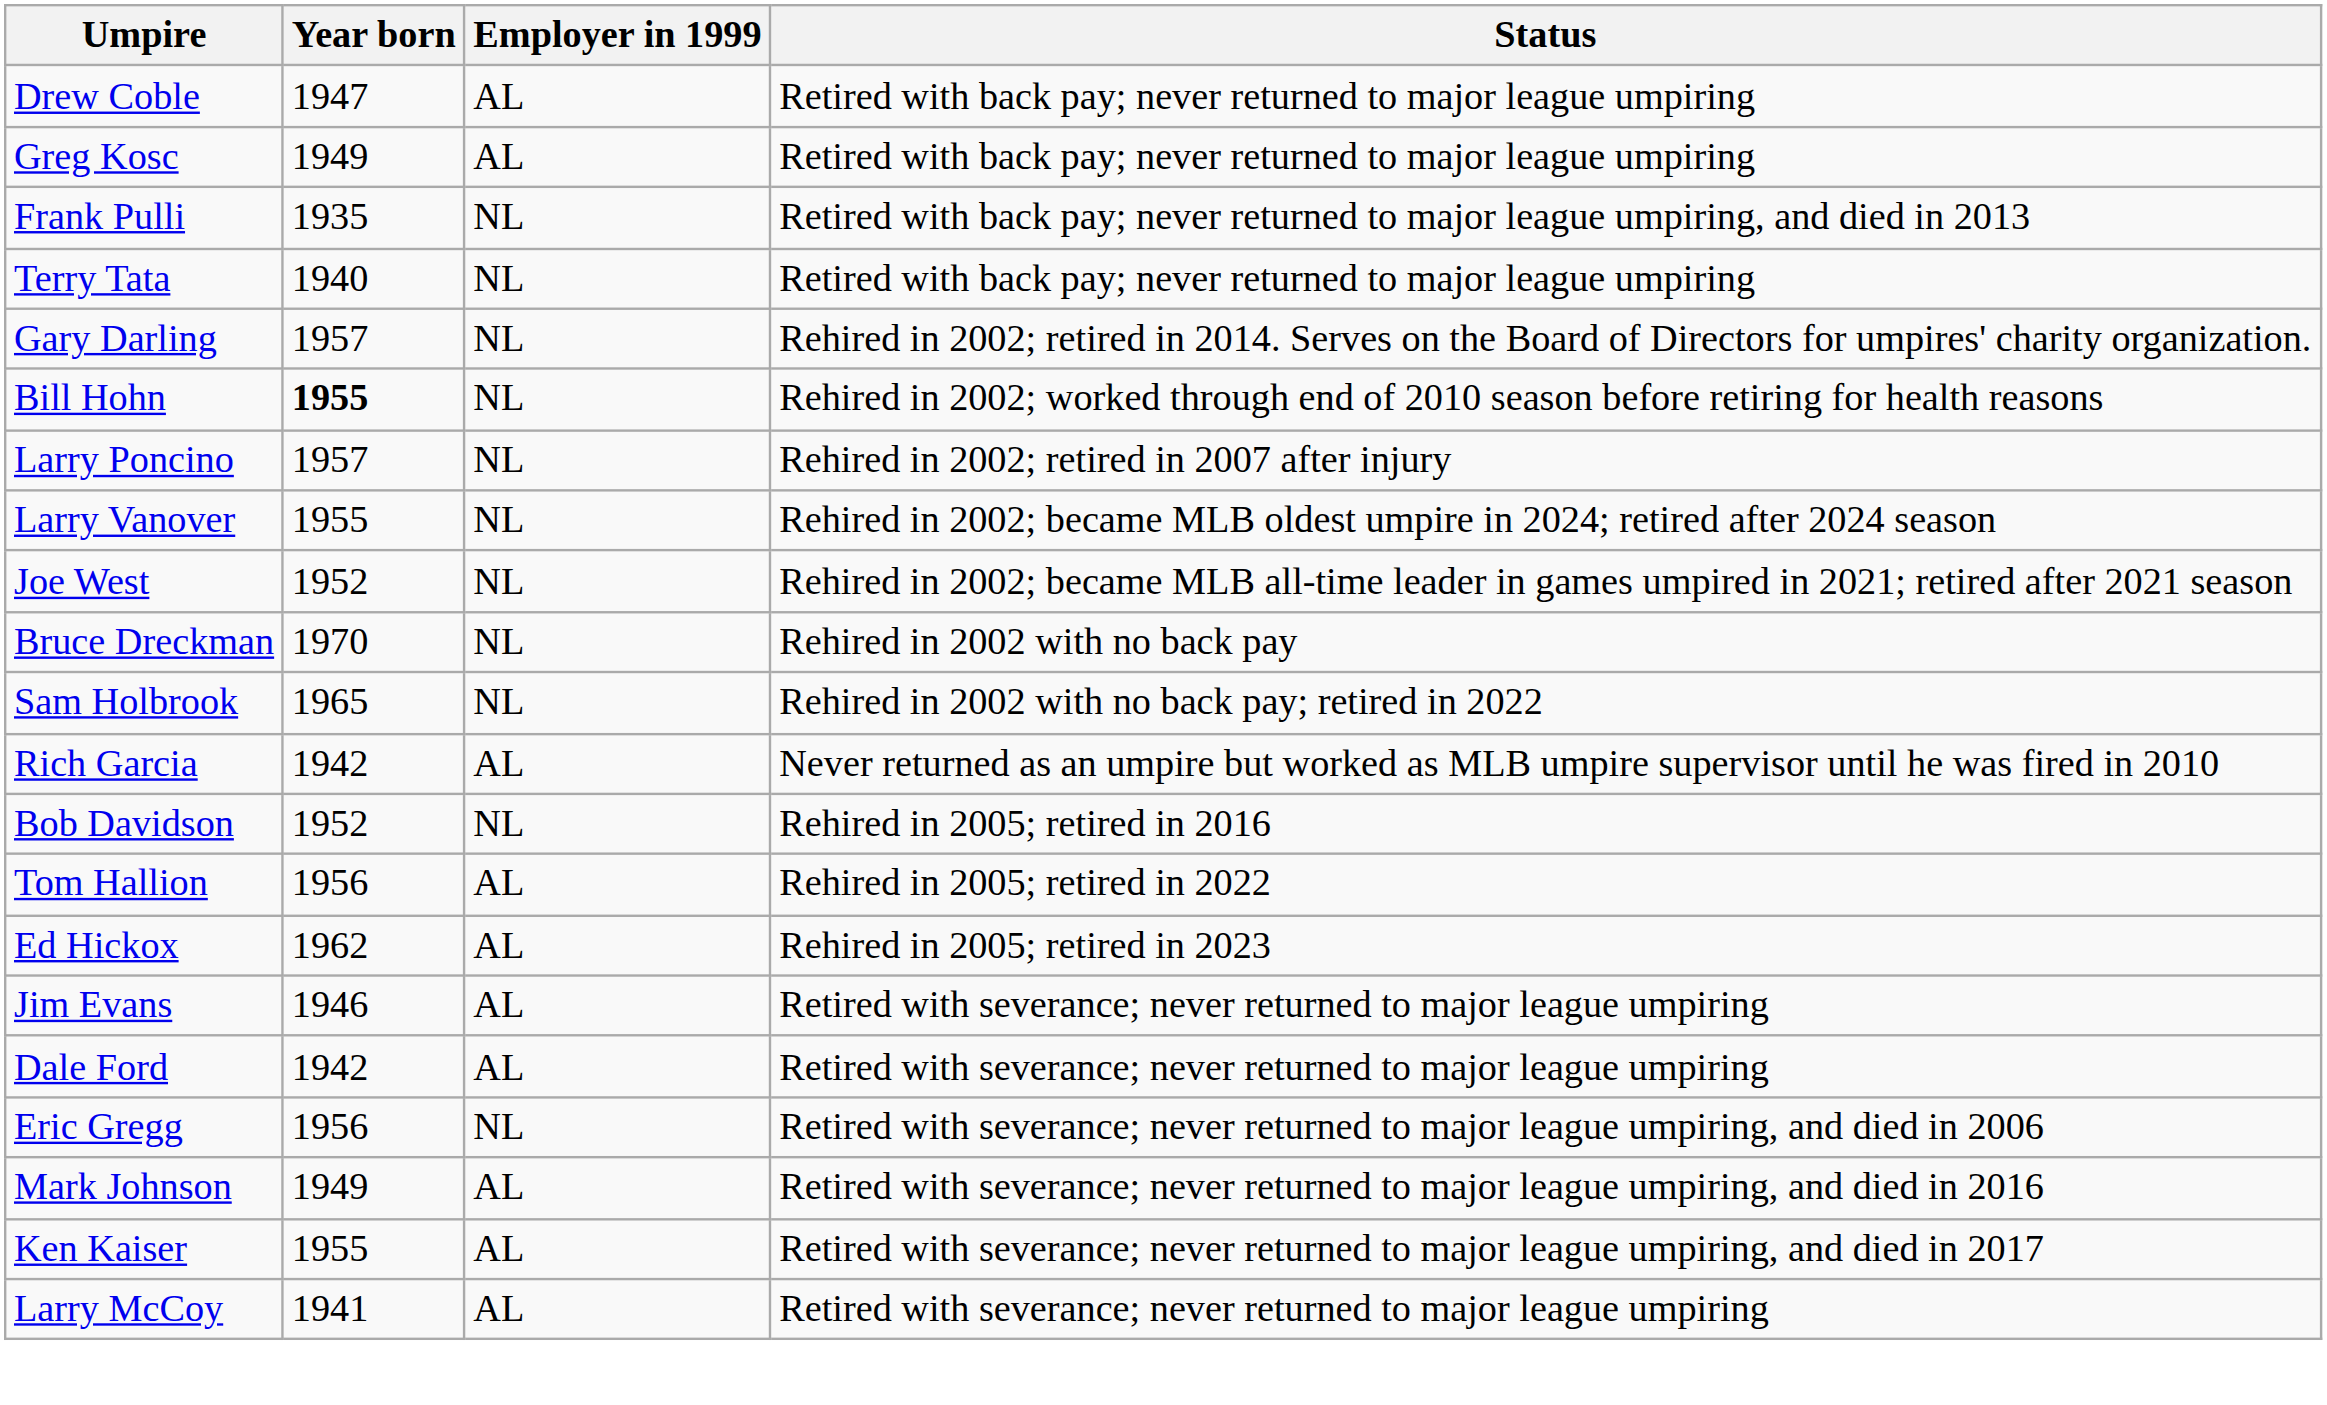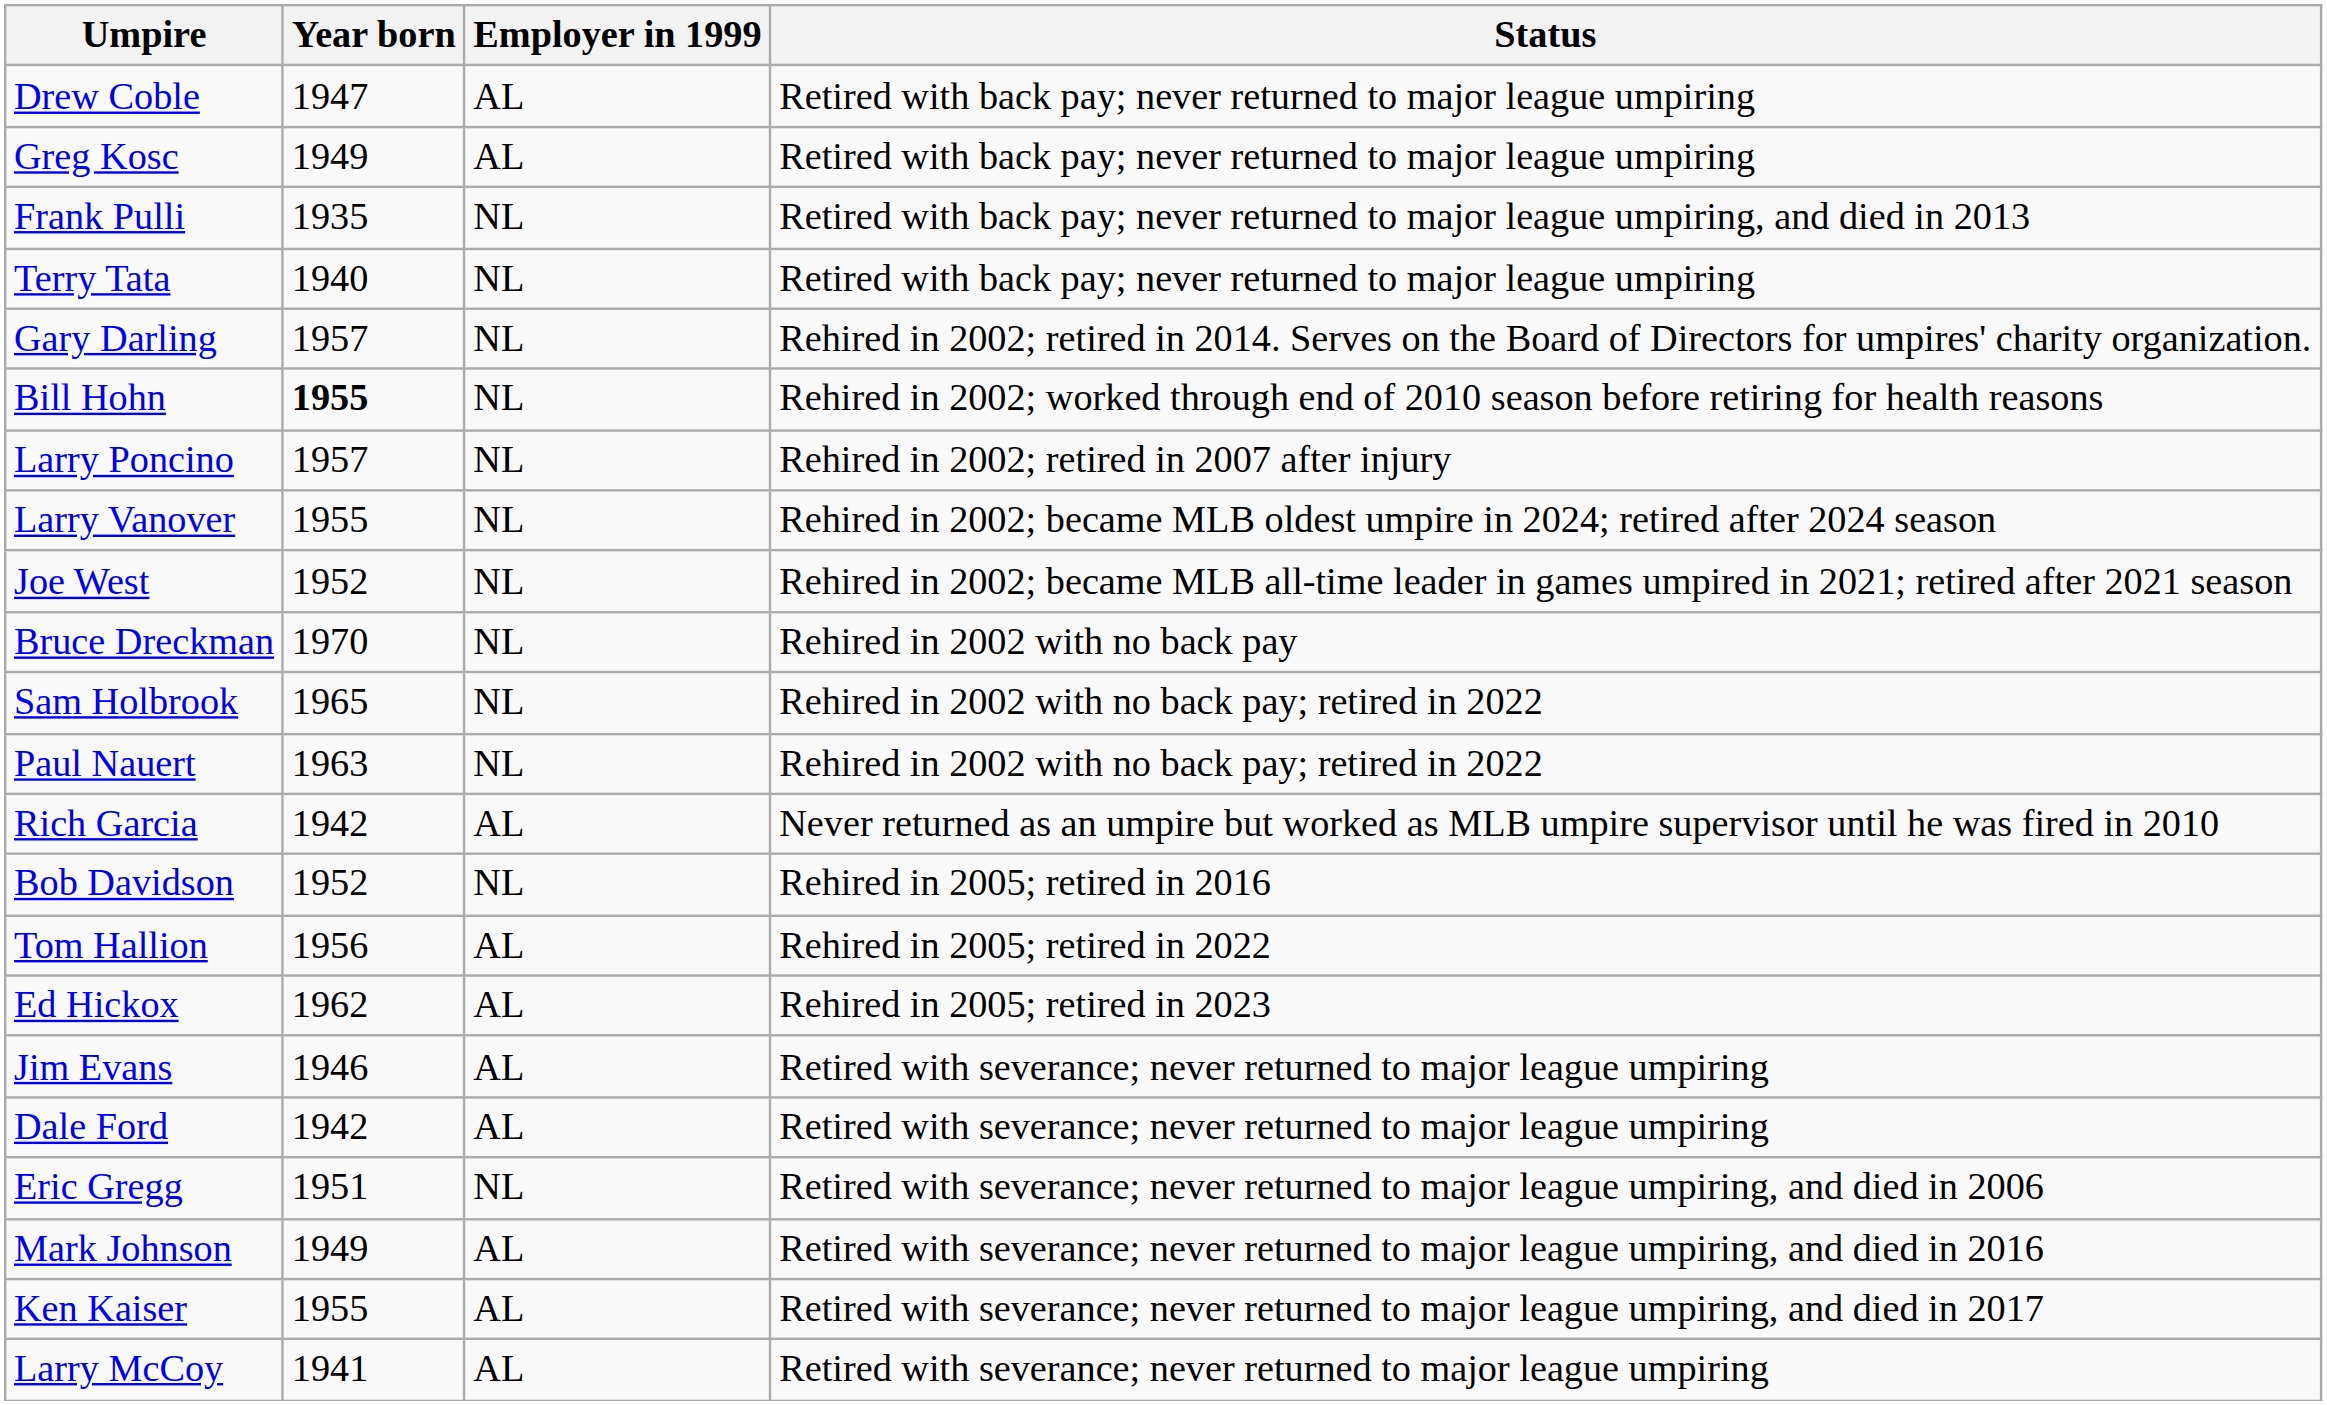+ row: (105, 762)
(330, 1126) 1956 -> (330, 1187) 1951
